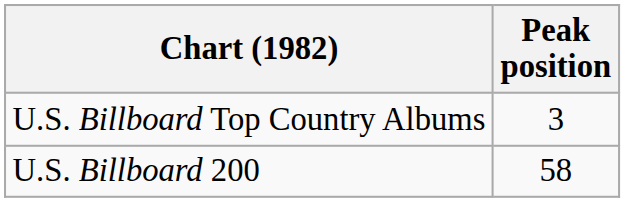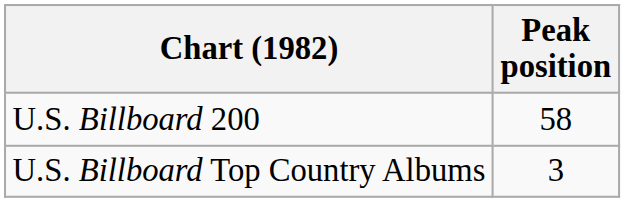rows swapped: (249, 118) <-> (136, 170)
